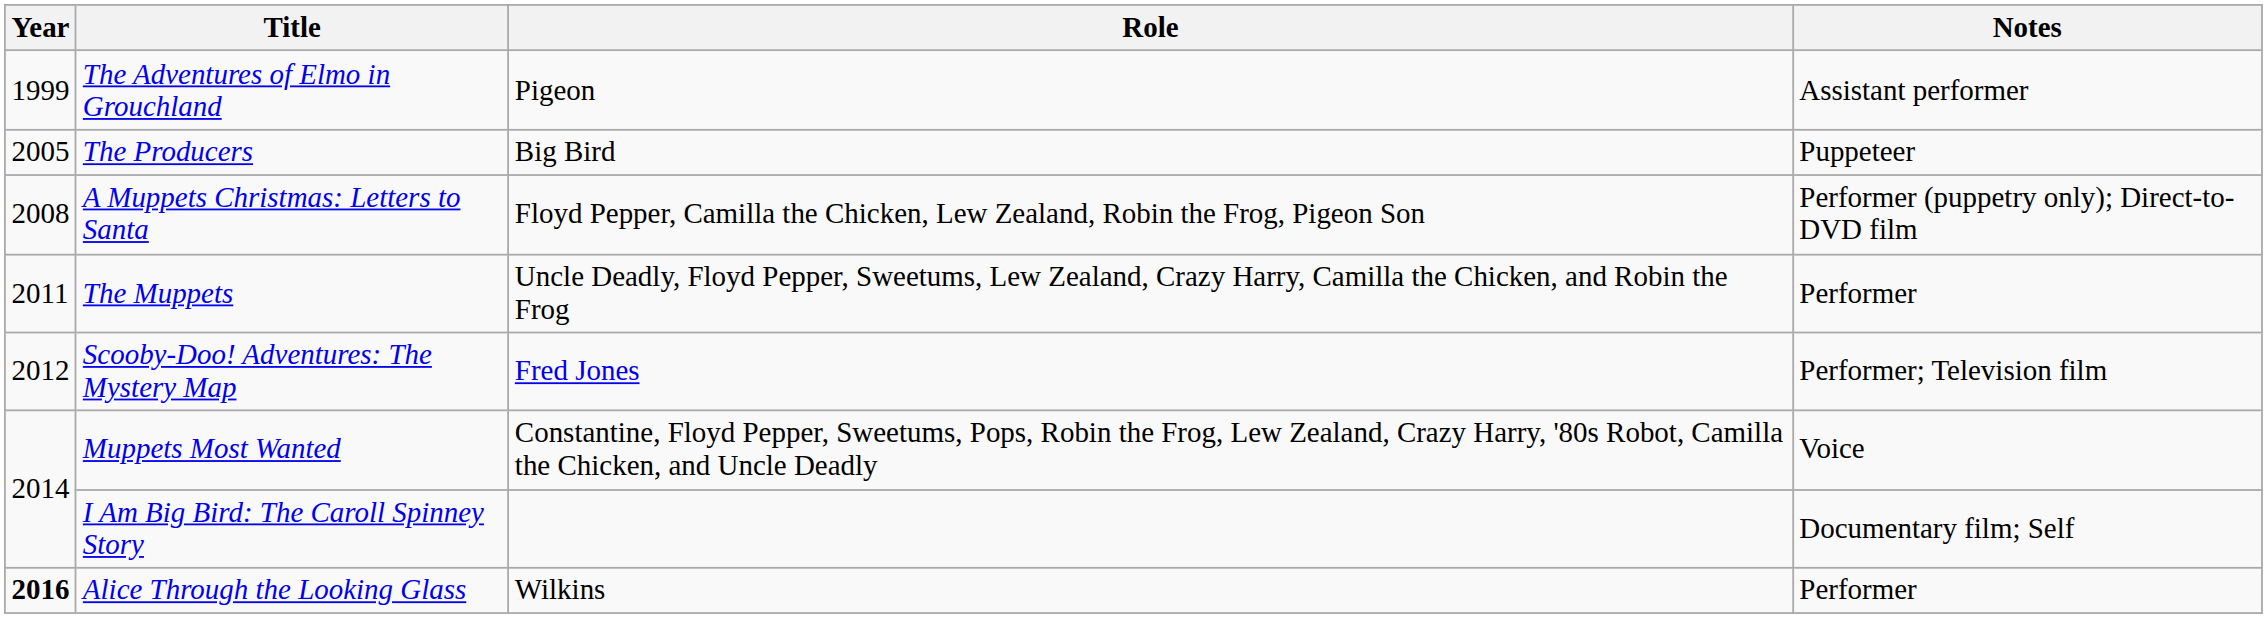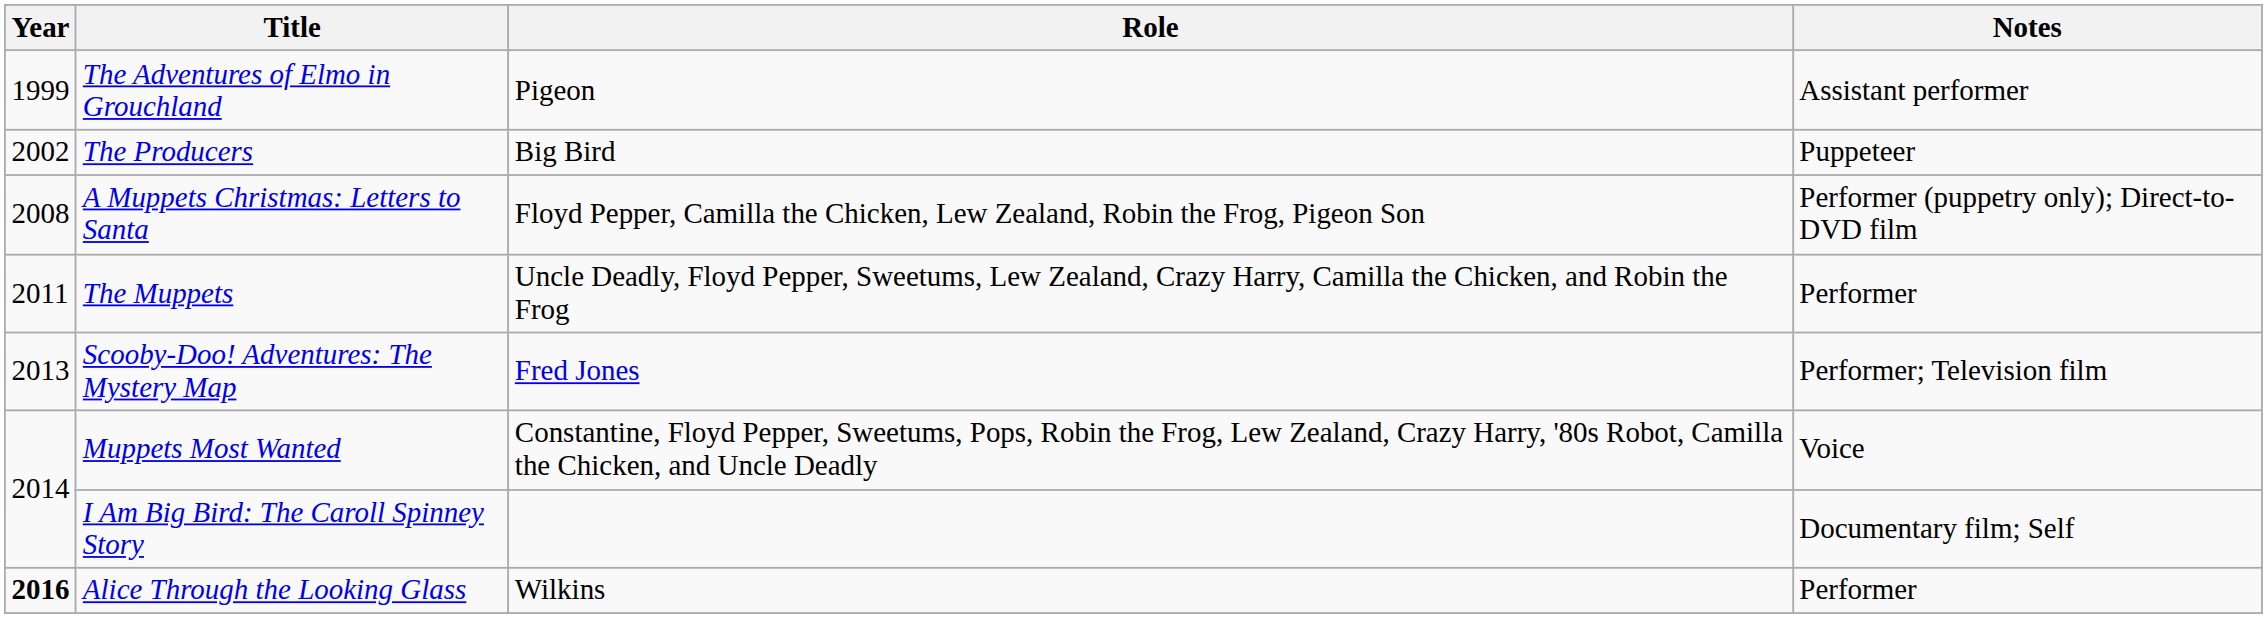(41, 151) 2005 -> (41, 151) 2002
(41, 371) 2012 -> (41, 371) 2013
